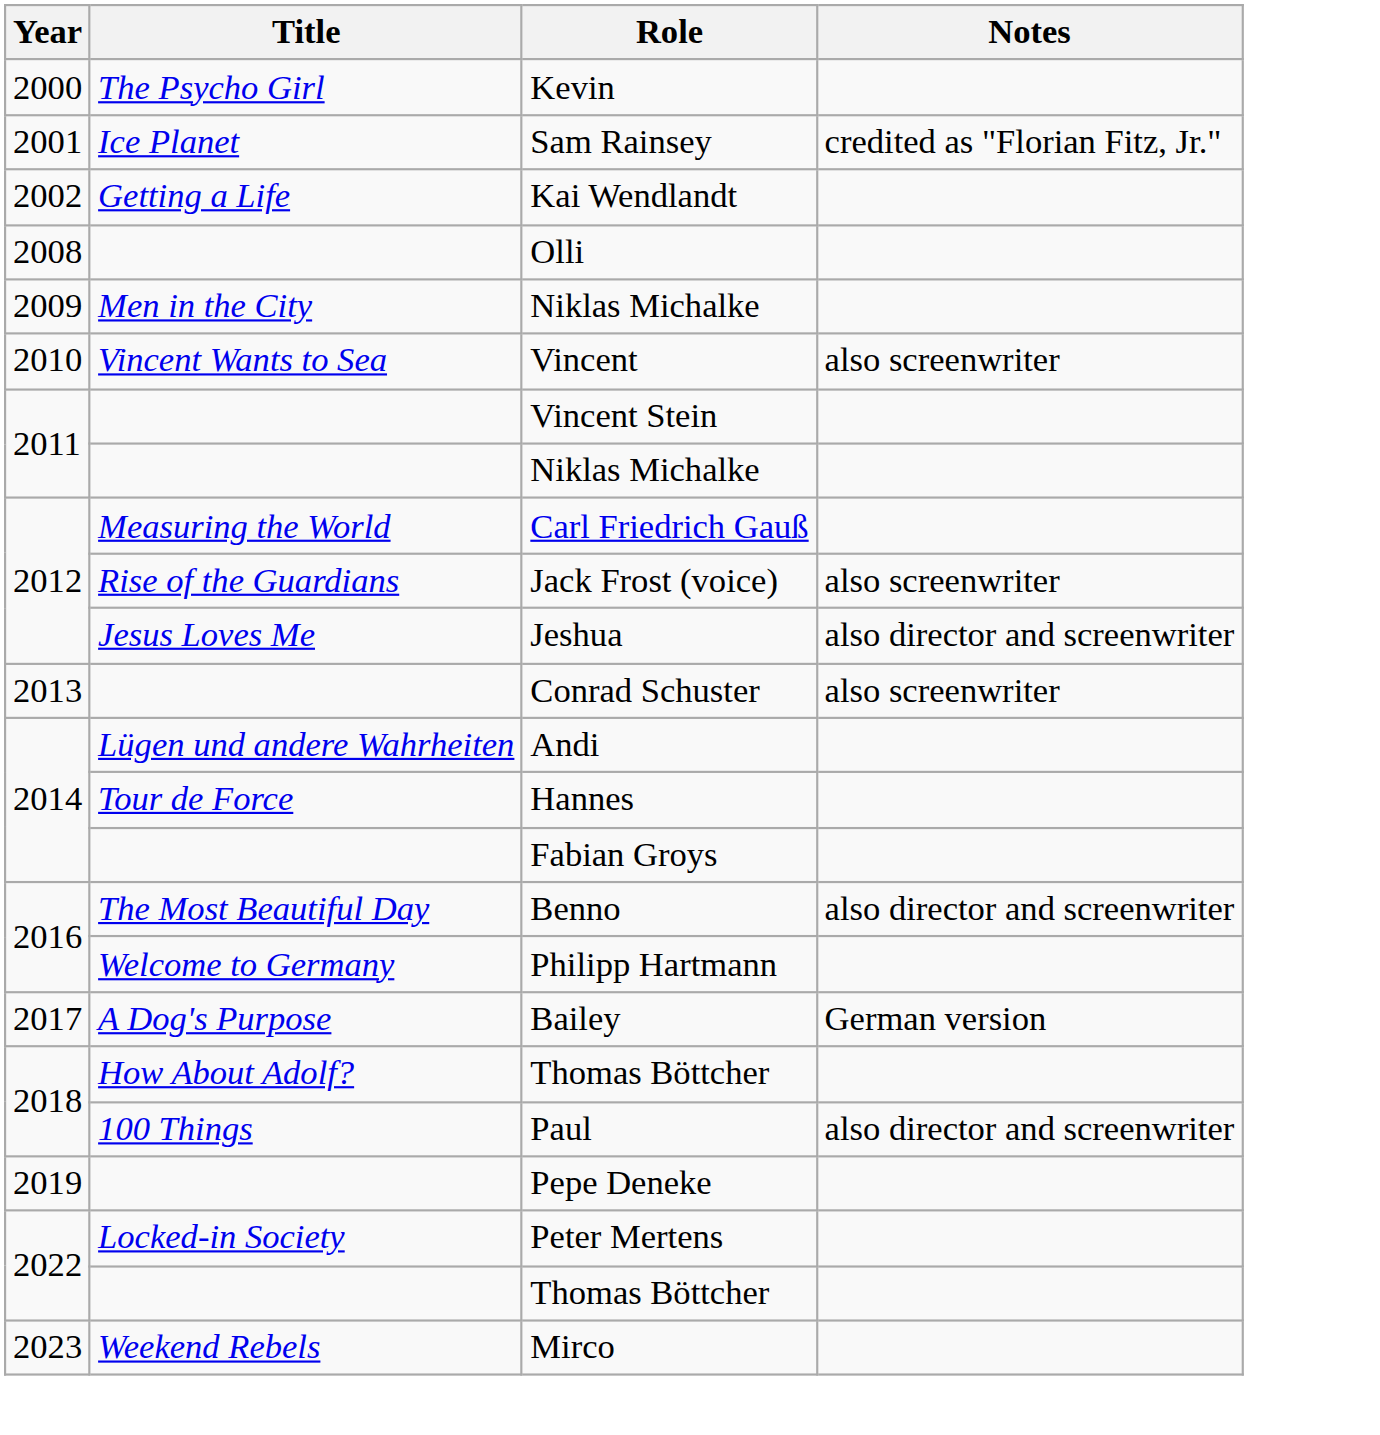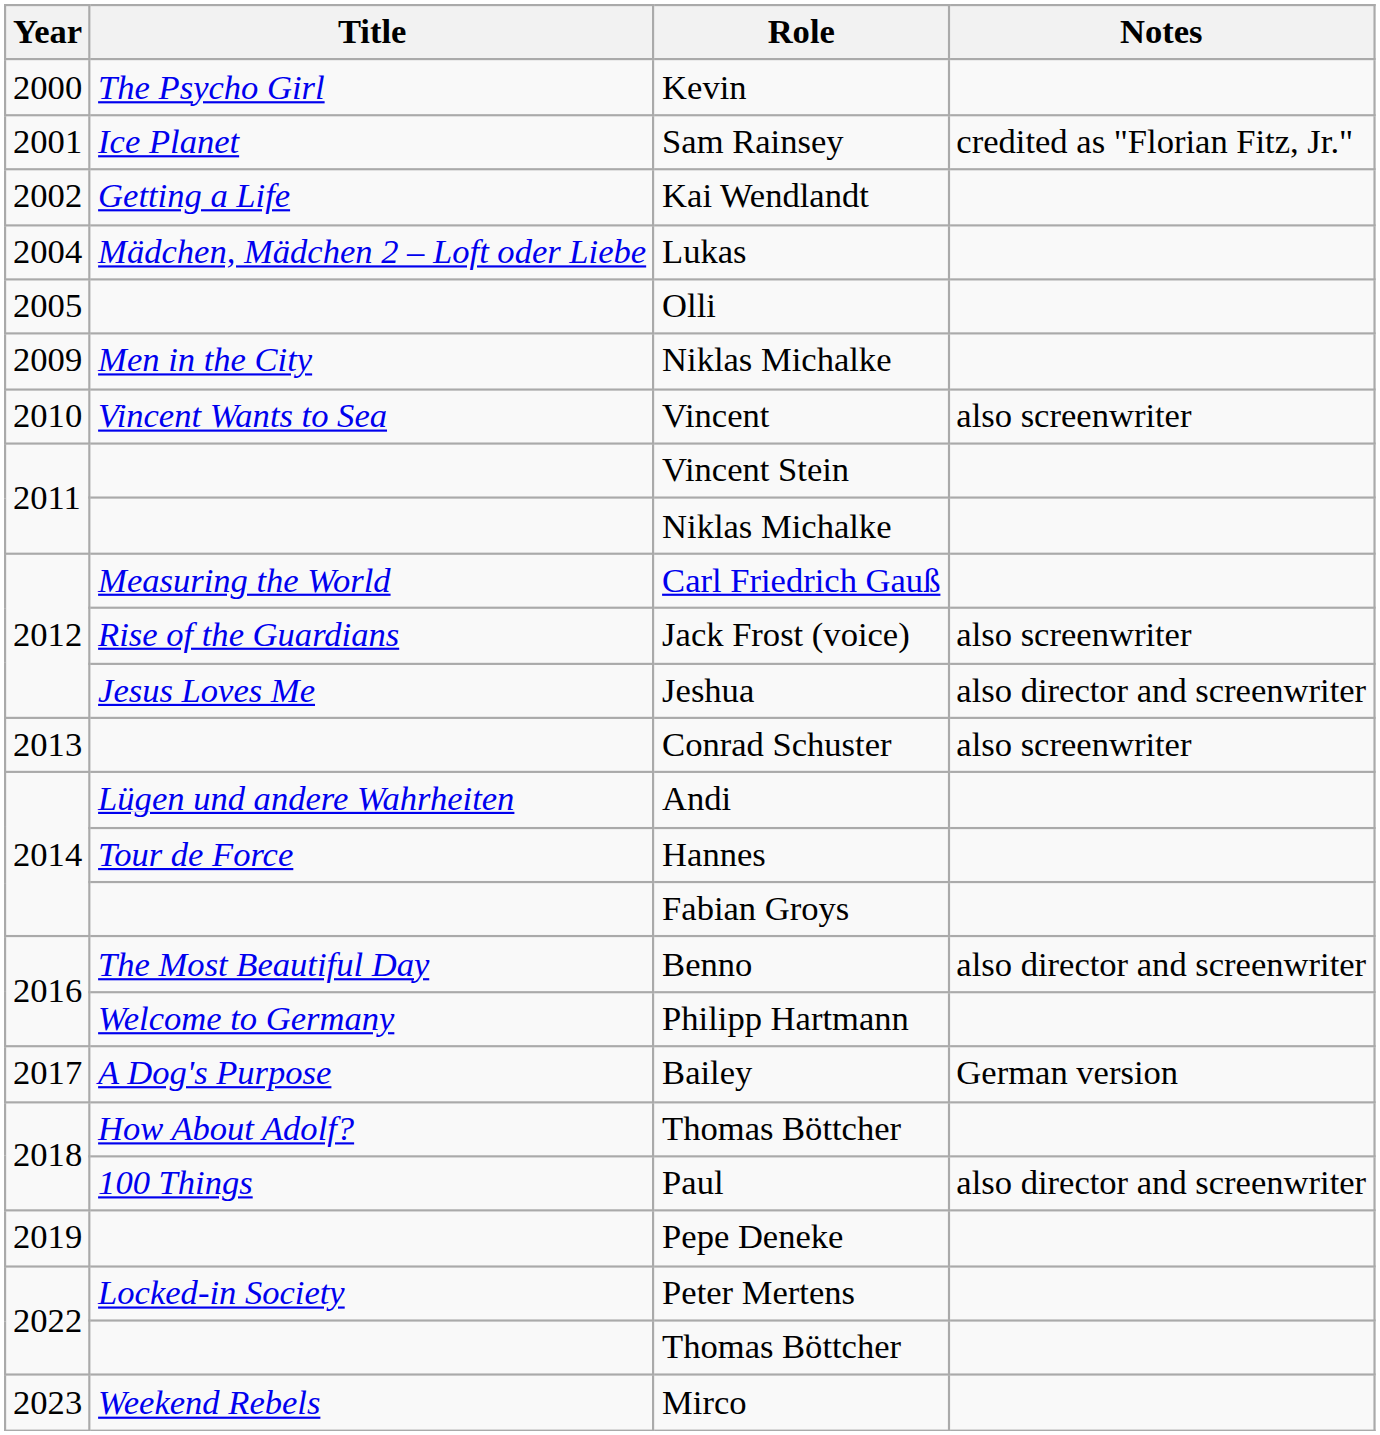+ row: (372, 251)
(48, 251) 2008 -> (48, 305) 2005
